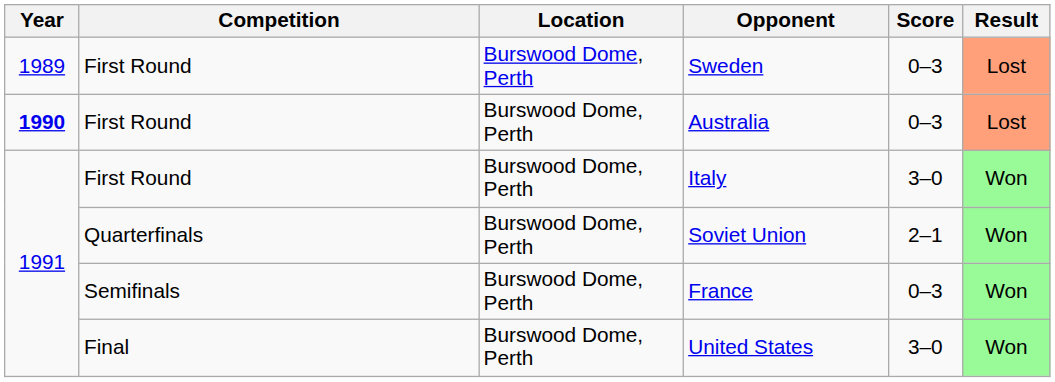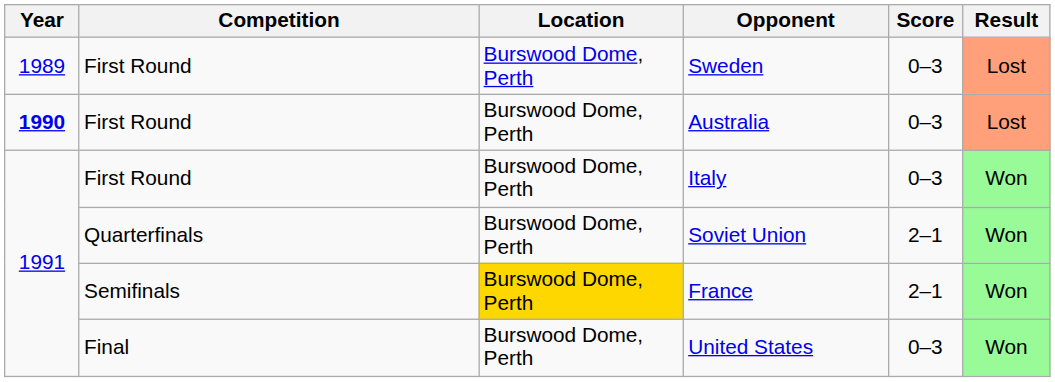(925, 178) 3–0 -> (925, 178) 0–3
(563, 291) no background -> (563, 291) gold background
(925, 291) 0–3 -> (925, 291) 2–1
(925, 347) 3–0 -> (925, 347) 0–3
